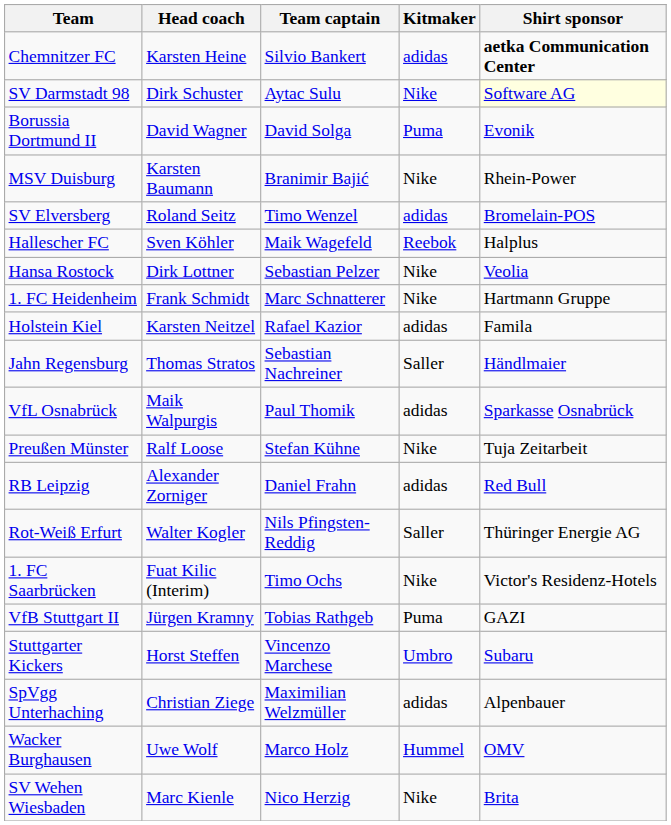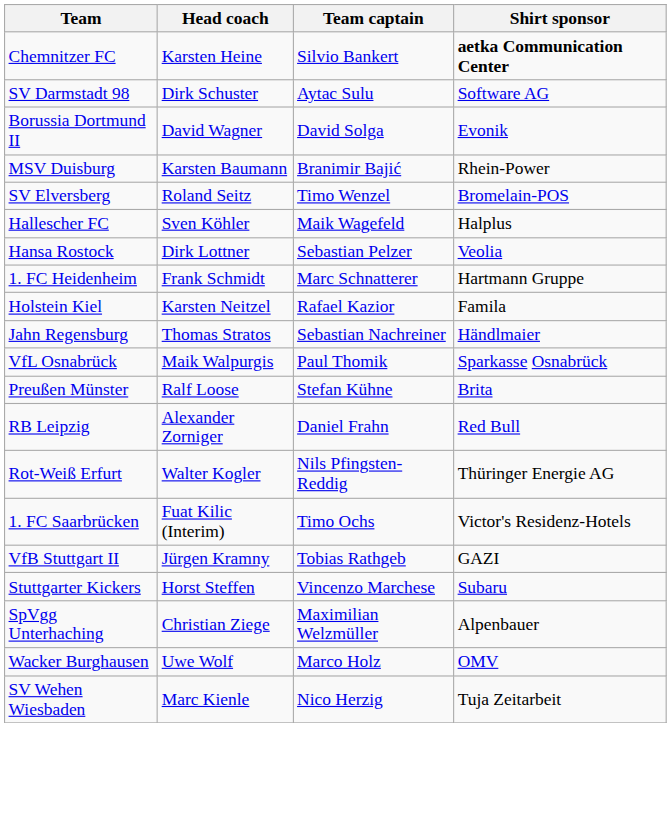- column: (439, 18)
(530, 93) lightyellow background -> (503, 93) no background
(536, 448) Tuja Zeitarbeit -> (475, 389) Brita
(501, 797) Brita -> (509, 699) Tuja Zeitarbeit
